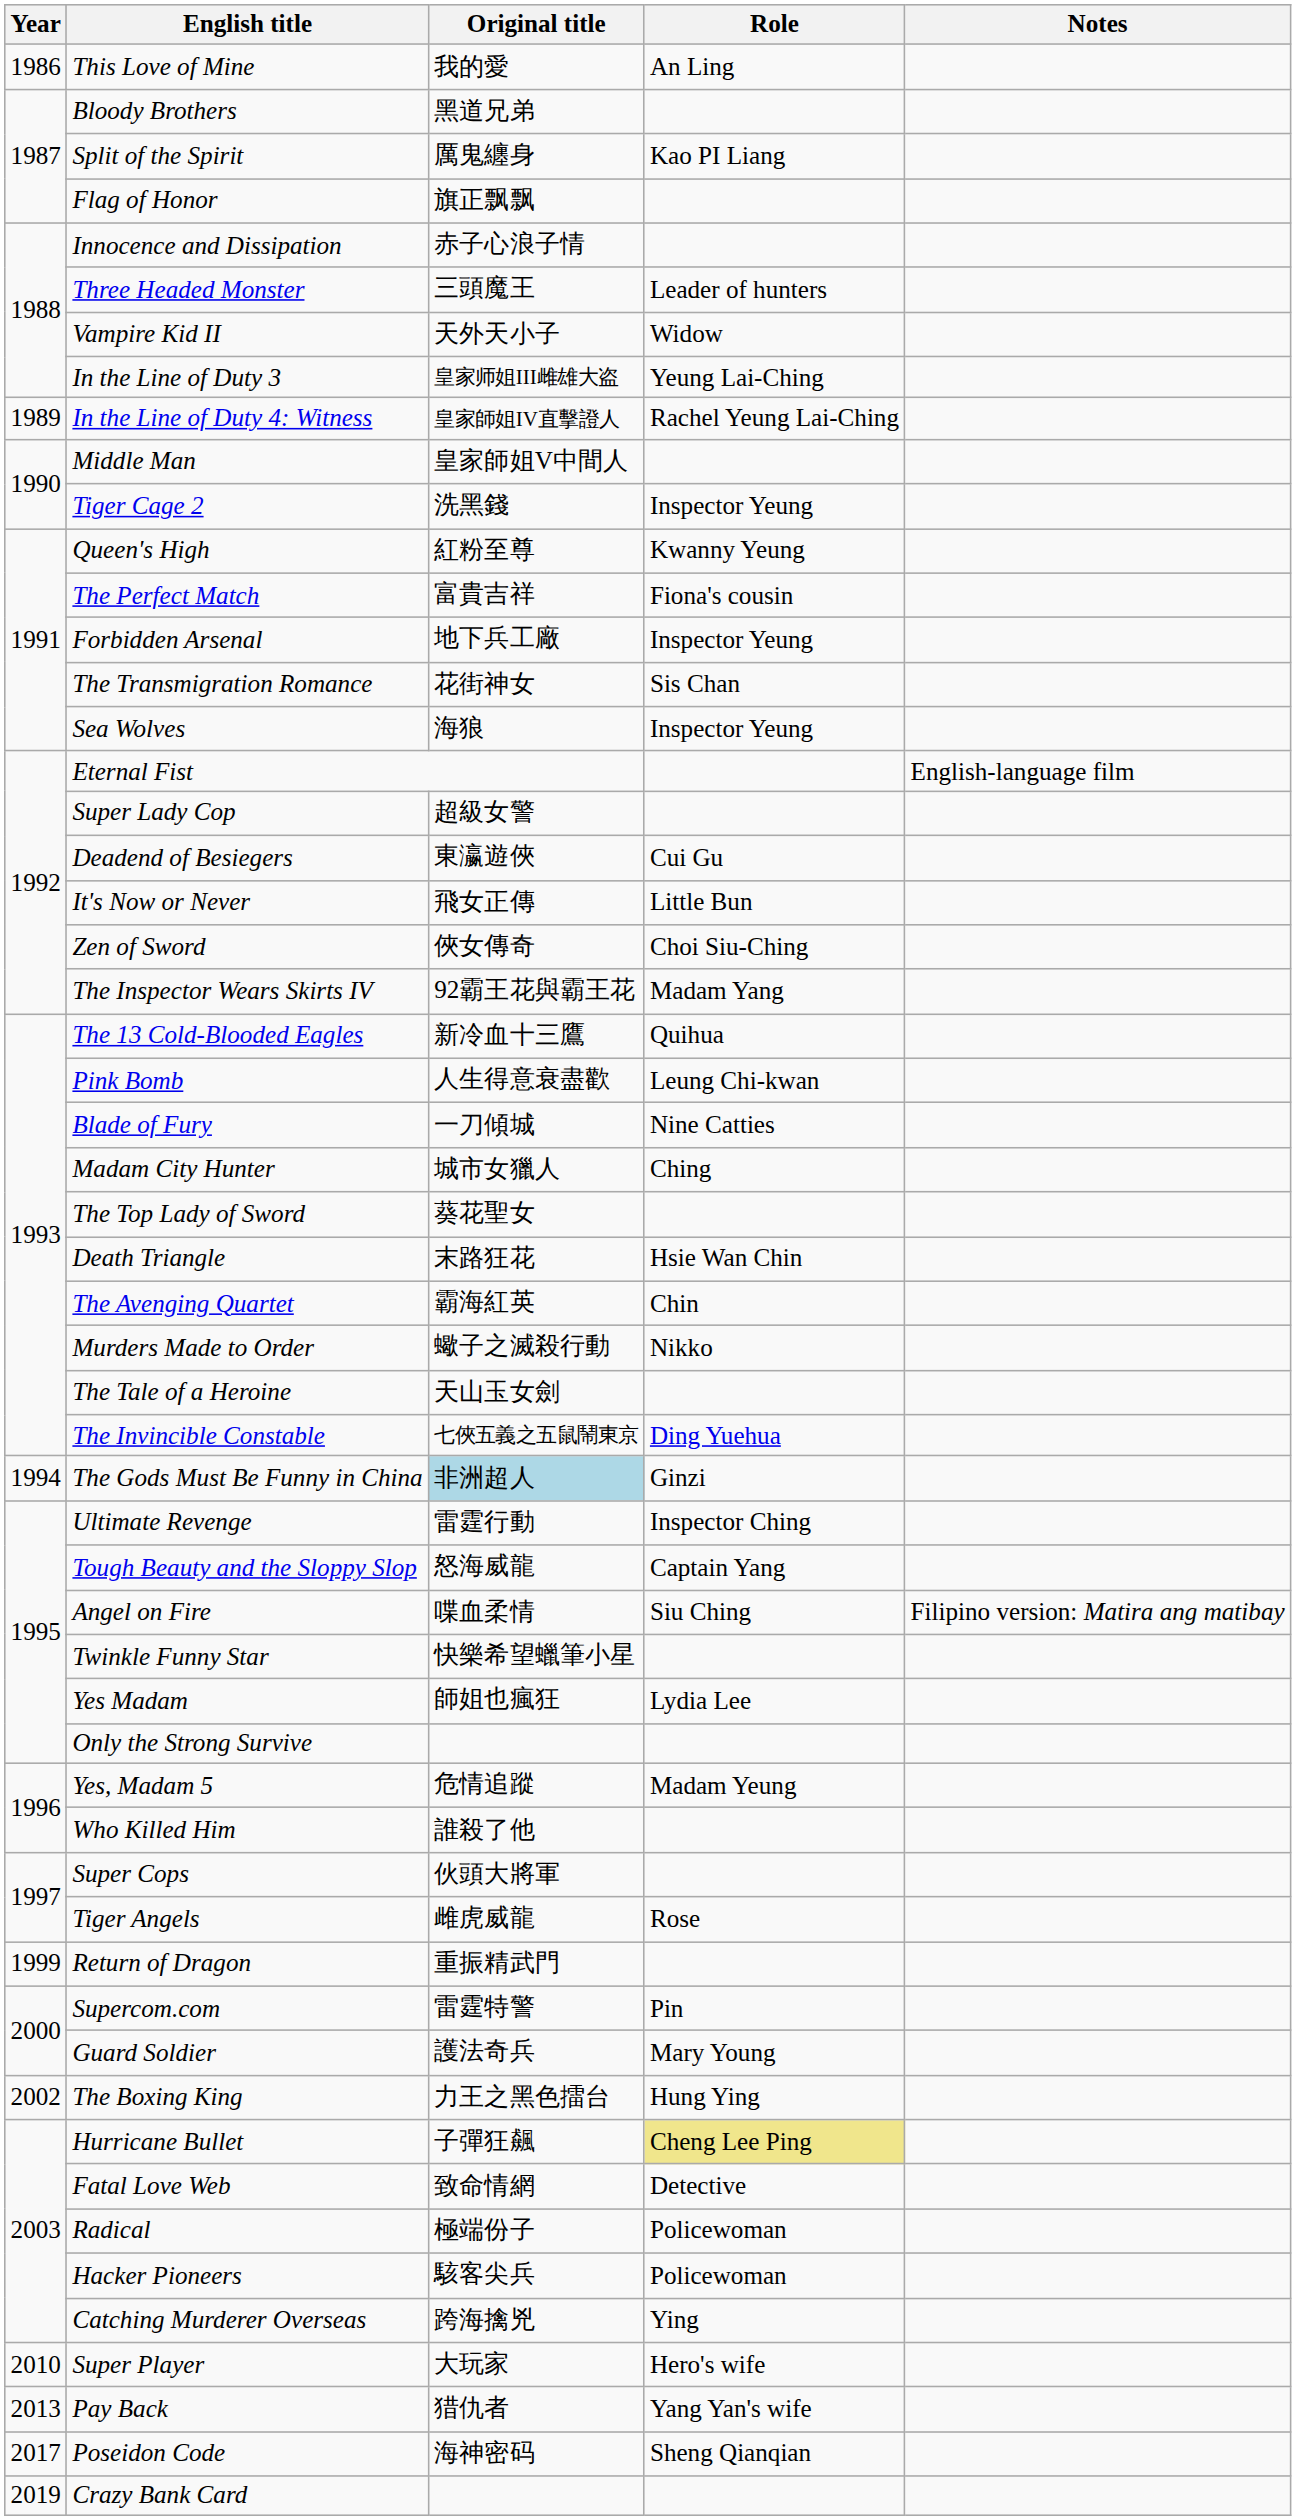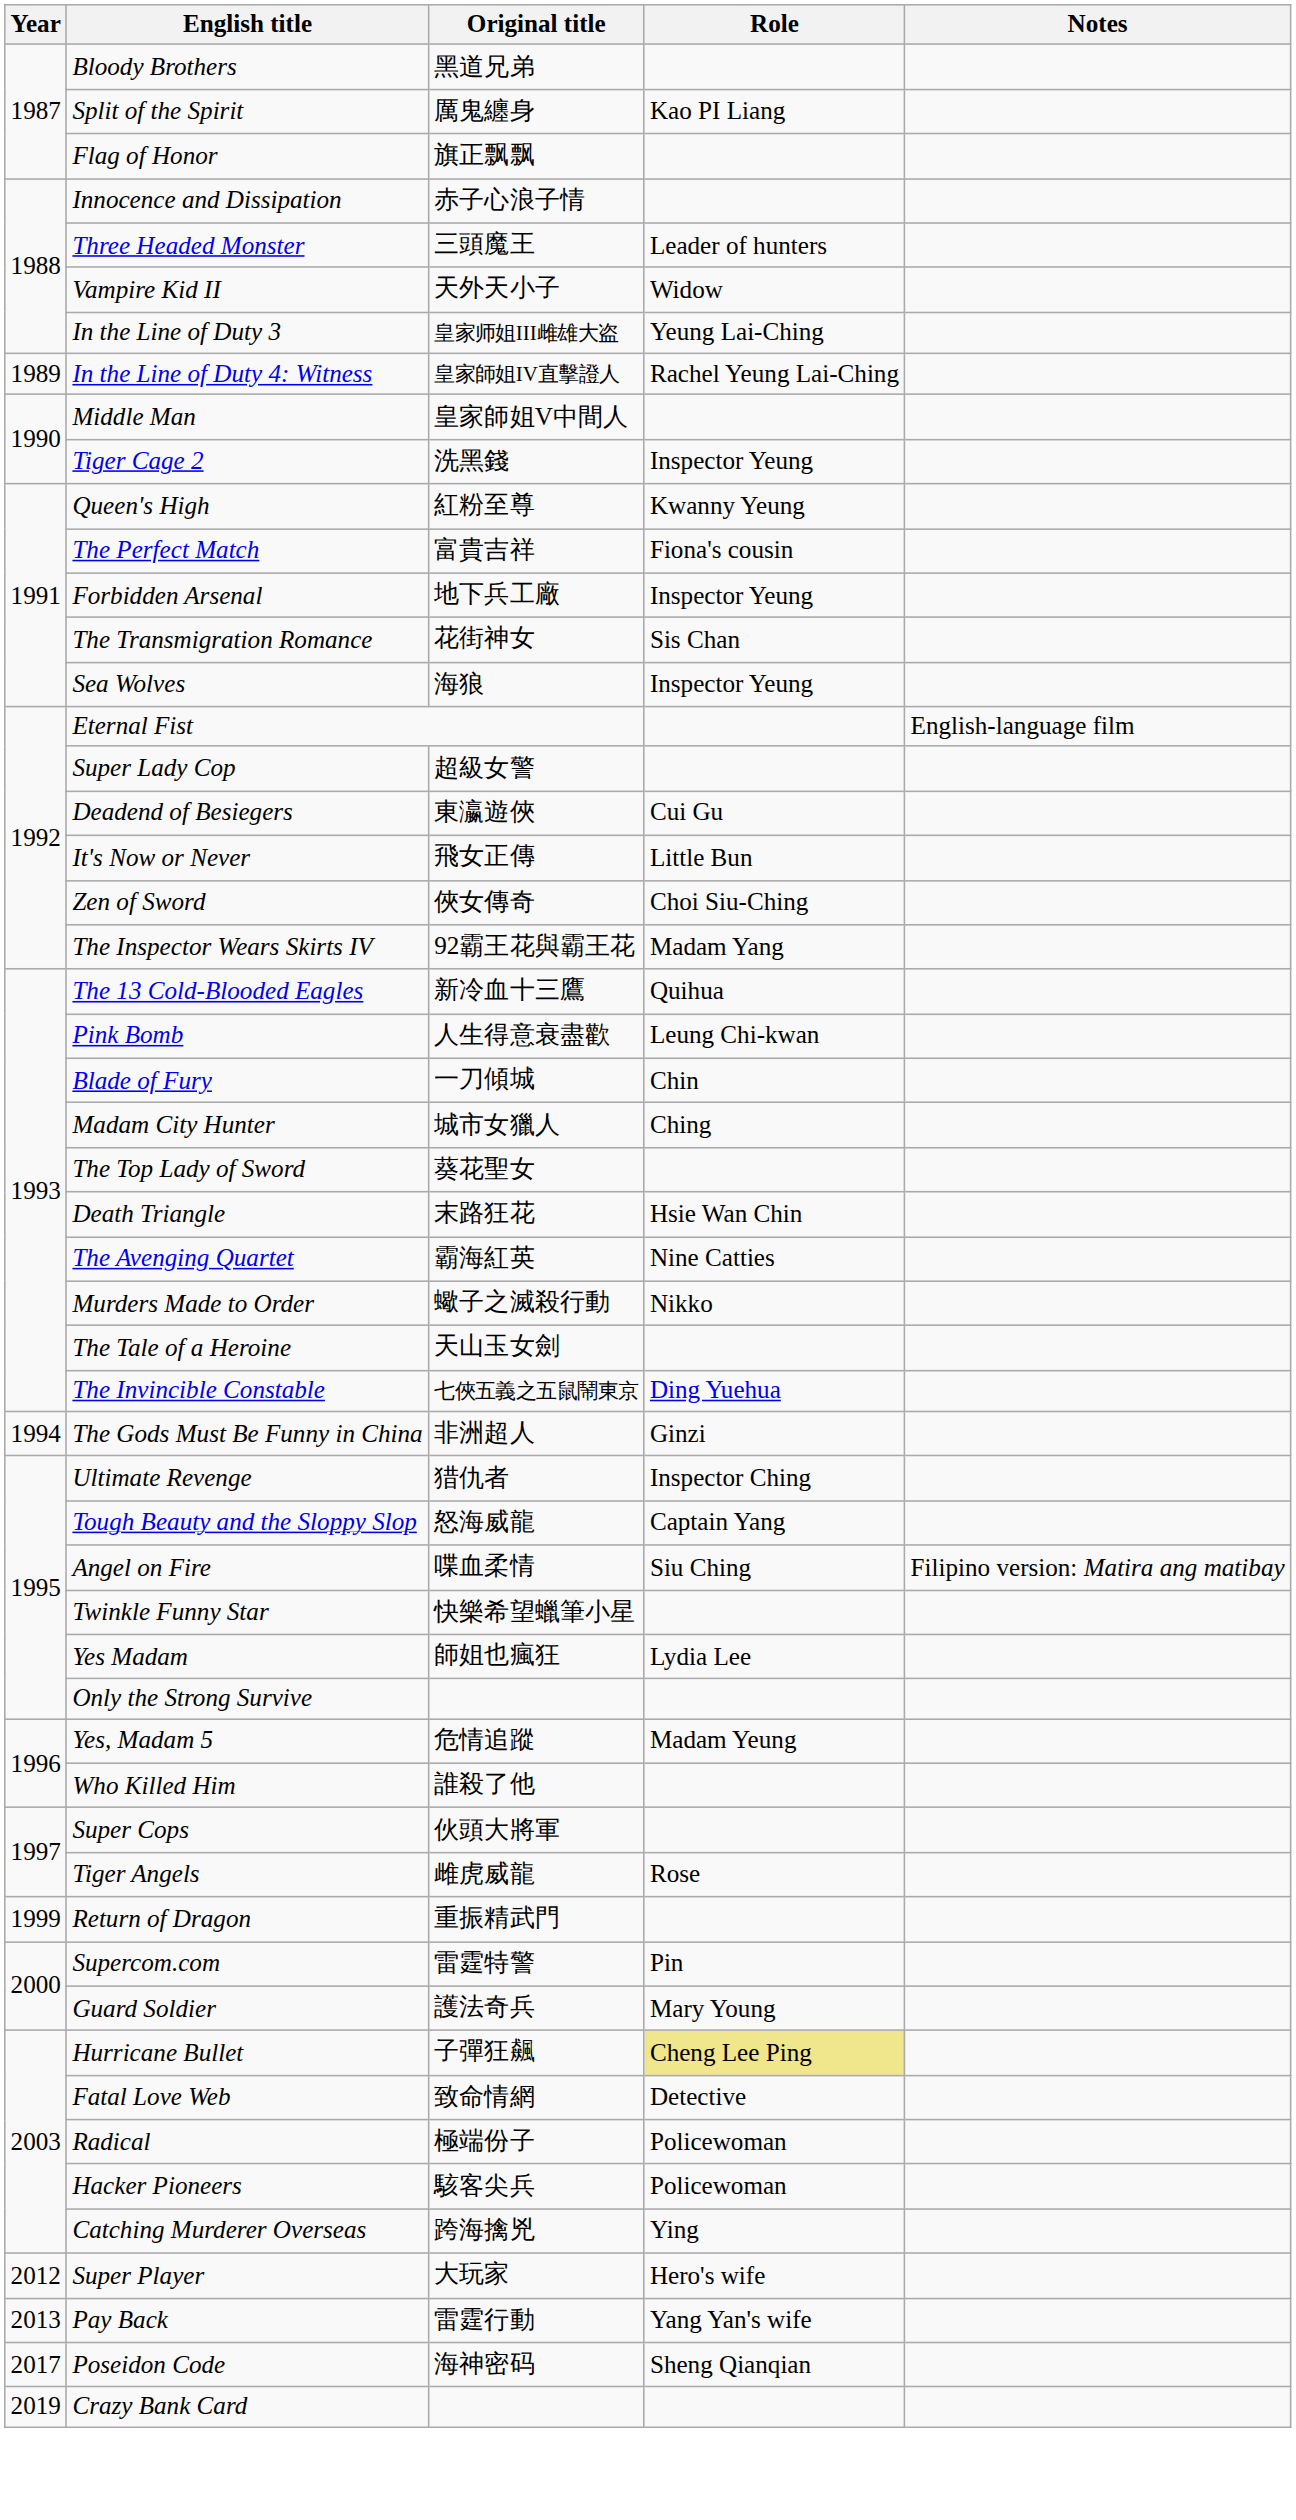- row: (163, 66)
(712, 1124) Nine Catties -> (674, 1080) Chin
(674, 1302) Chin -> (712, 1258) Nine Catties
(484, 1477) lightblue background -> (484, 1432) no background
(484, 1521) 雷霆行動 -> (472, 1477) 猎仇者
- row: (158, 2097)
(36, 2364) 2010 -> (36, 2275) 2012
(472, 2408) 猎仇者 -> (484, 2318) 雷霆行動
